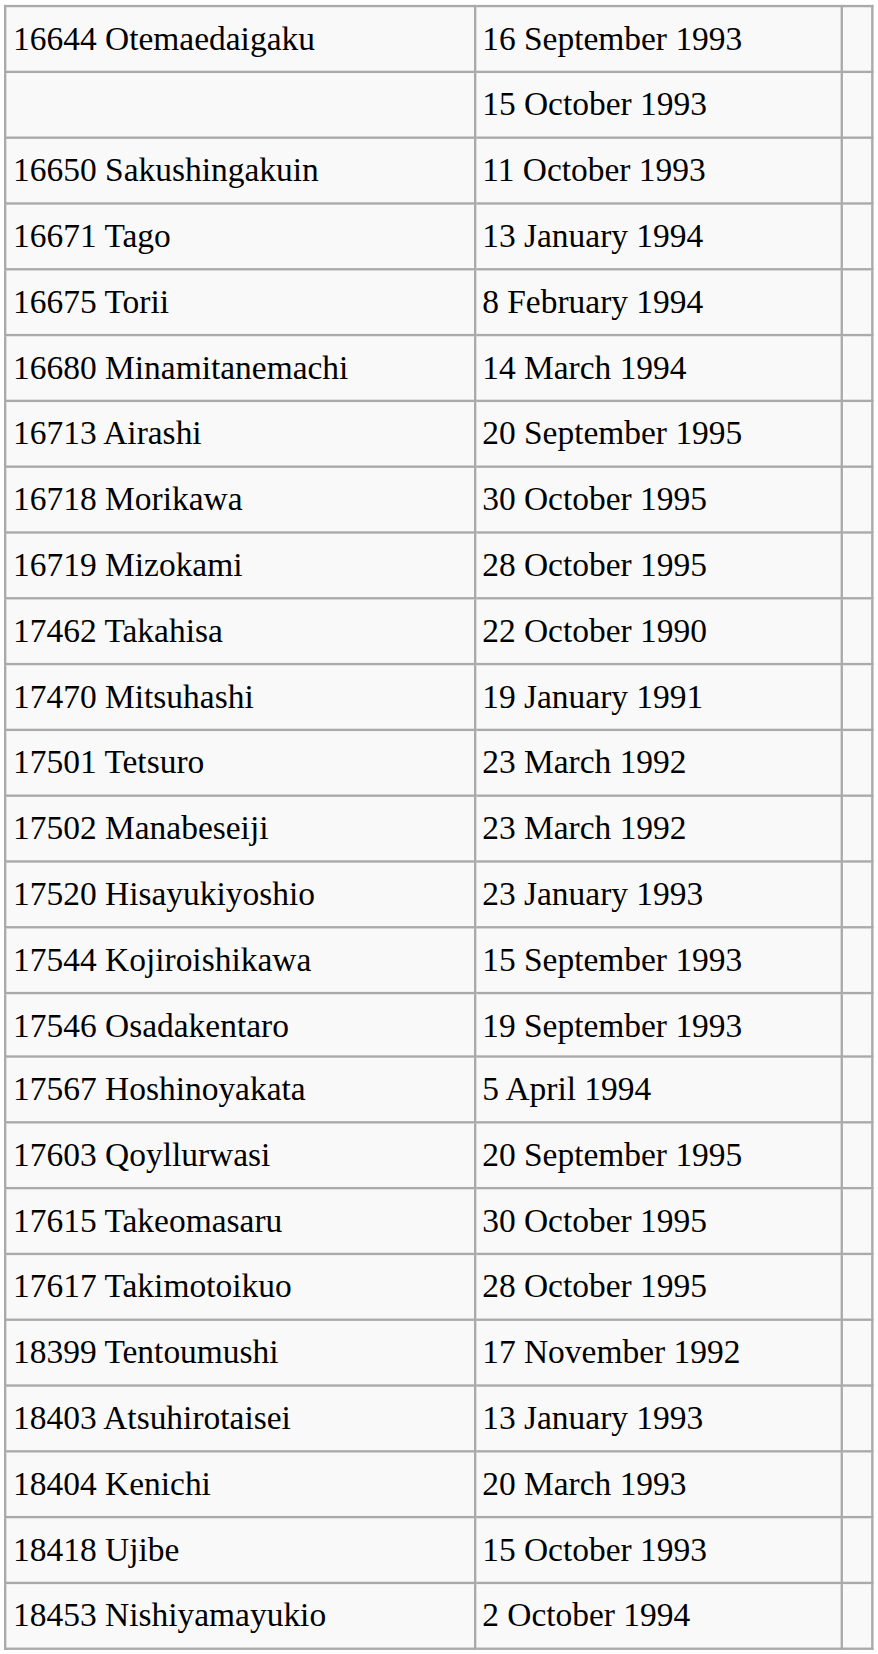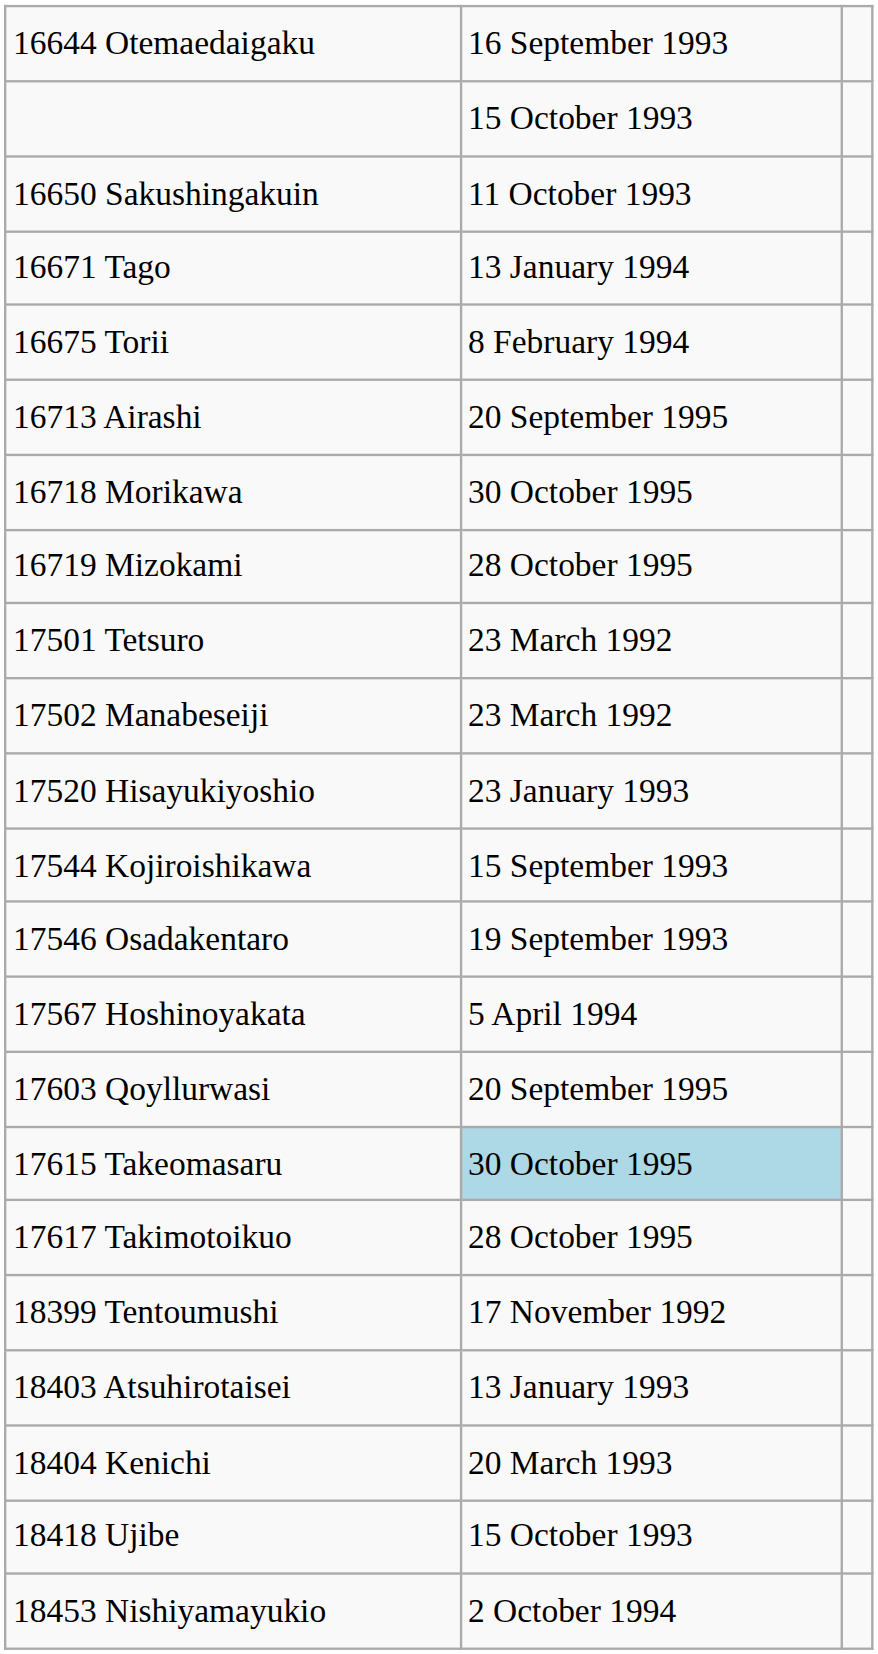- row: (181, 367)
- row: (118, 629)
- row: (133, 695)
(595, 1221) no background -> (580, 1162) lightblue background
